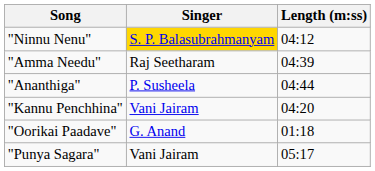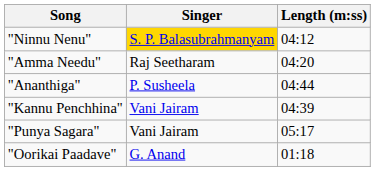(298, 62) 04:39 -> (298, 62) 04:20
(298, 108) 04:20 -> (298, 108) 04:39
rows swapped: (54, 154) <-> (62, 131)
